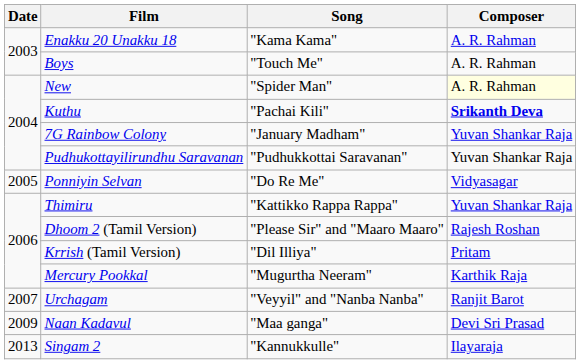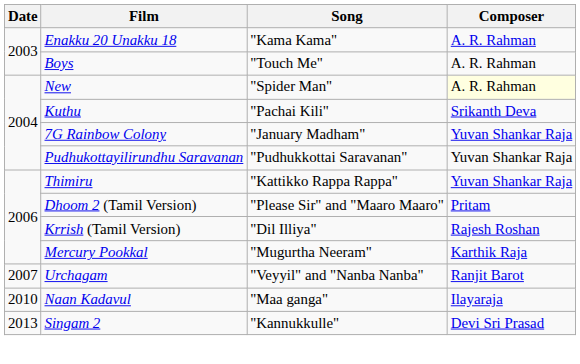(497, 110) bold -> (494, 110) normal
- row: (93, 181)
(495, 228) Rajesh Roshan -> (471, 205) Pritam
(471, 252) Pritam -> (495, 228) Rajesh Roshan
(23, 323) 2009 -> (23, 299) 2010
(497, 323) Devi Sri Prasad -> (477, 299) Ilayaraja
(477, 346) Ilayaraja -> (497, 323) Devi Sri Prasad
